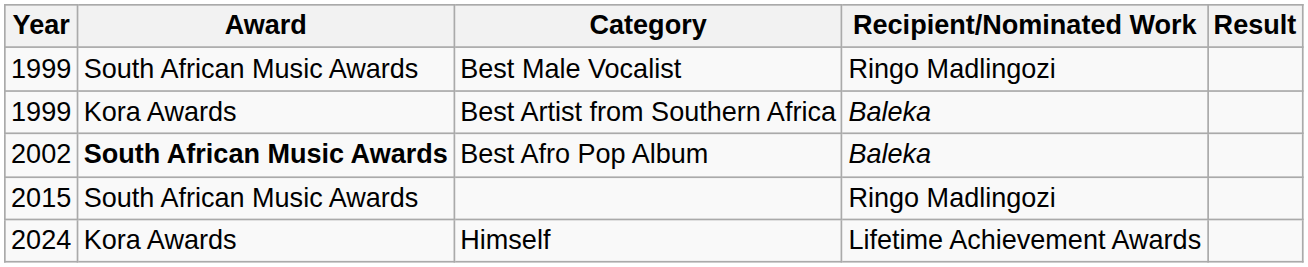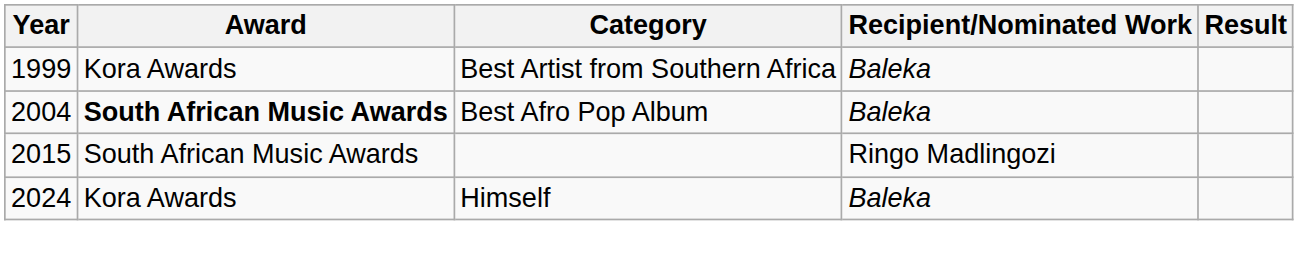- row: (571, 68)
(41, 154) 2002 -> (41, 111) 2004
(1025, 240) Lifetime Achievement Awards -> (890, 197) Baleka
